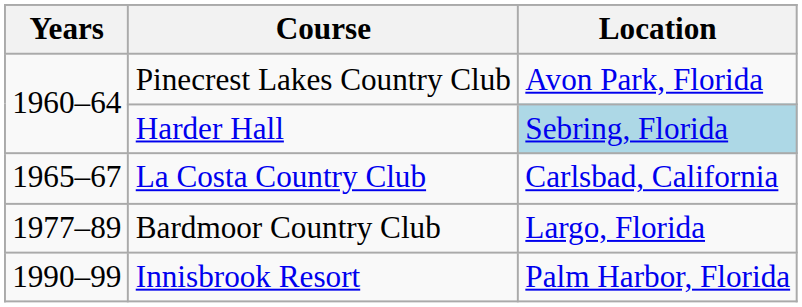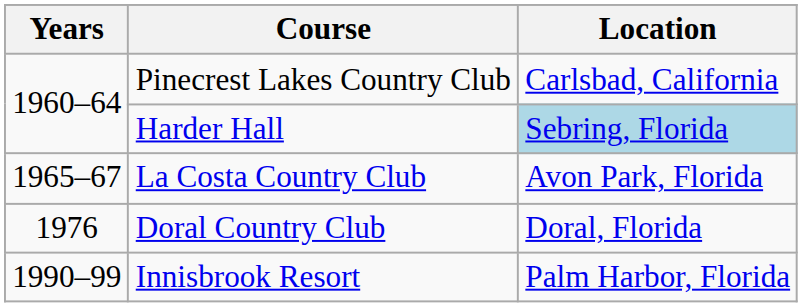(644, 78) Avon Park, Florida -> (652, 78) Carlsbad, California
(652, 177) Carlsbad, California -> (644, 177) Avon Park, Florida
+ row: (261, 227)
- row: (288, 227)
